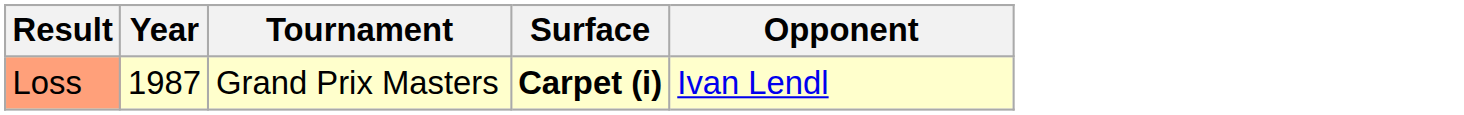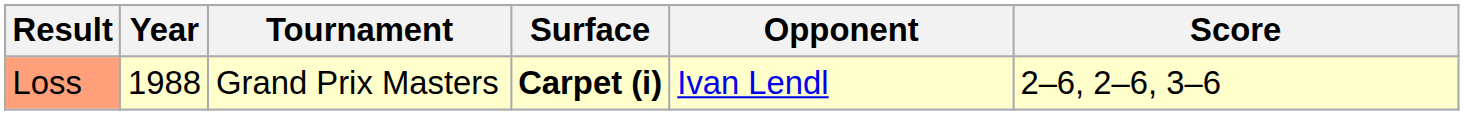+ column: (1236, 30)
(164, 82) 1987 -> (164, 82) 1988
